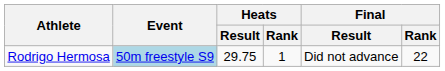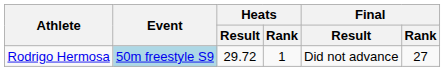(240, 56) 29.75 -> (240, 56) 29.72
(420, 56) 22 -> (420, 56) 27
